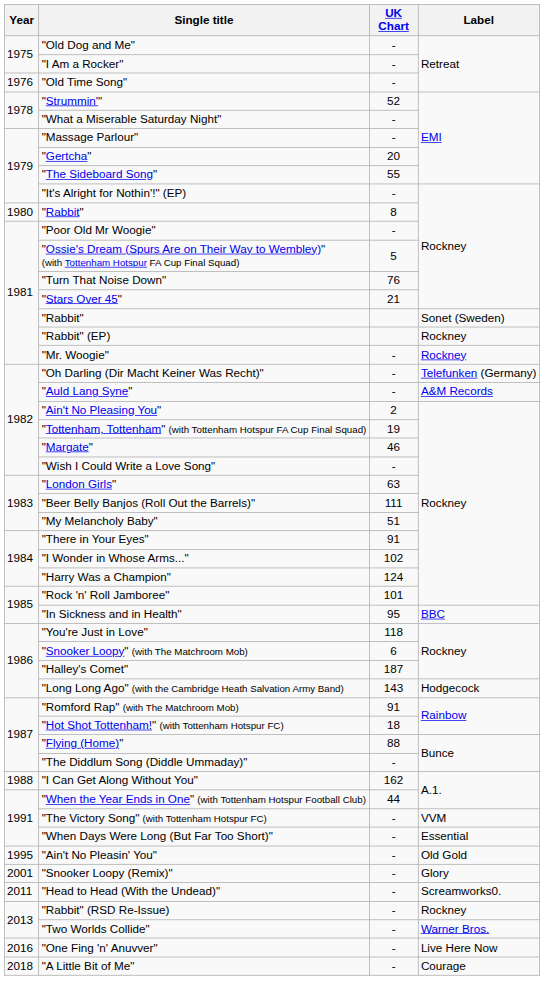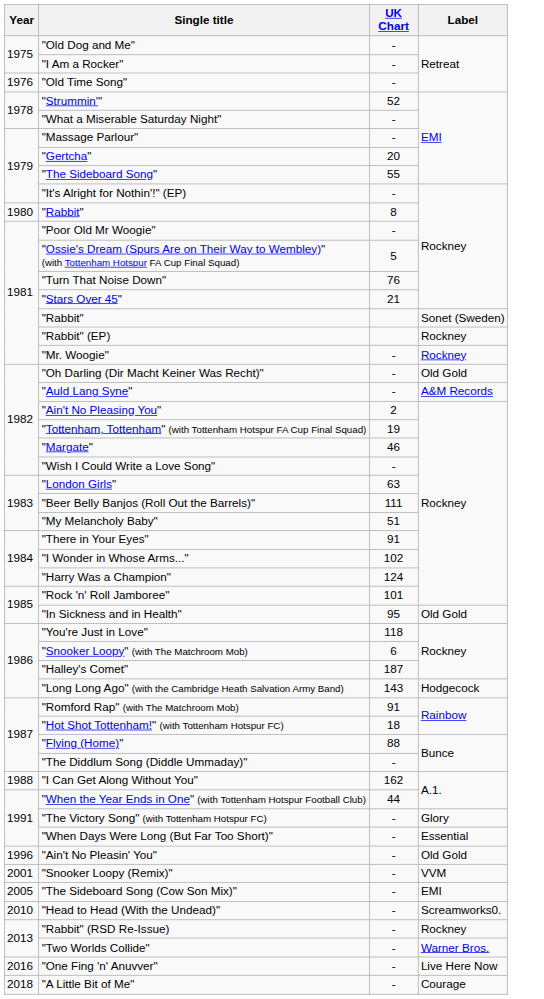(479, 373) Telefunken (Germany) -> (444, 373) Old Gold
(433, 614) BBC -> (444, 614) Old Gold
(434, 818) VVM -> (435, 818) Glory
(20, 855) 1995 -> (20, 855) 1996
(435, 873) Glory -> (434, 873) VVM
+ row: (139, 892)
(20, 892) 2011 -> (20, 910) 2010
